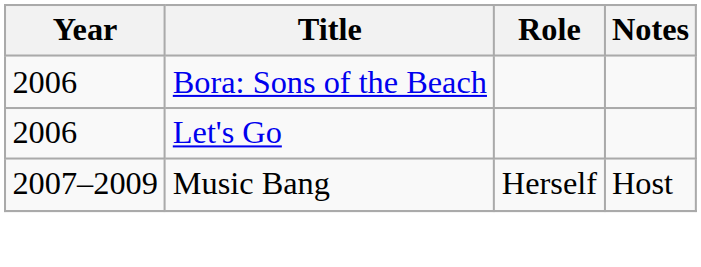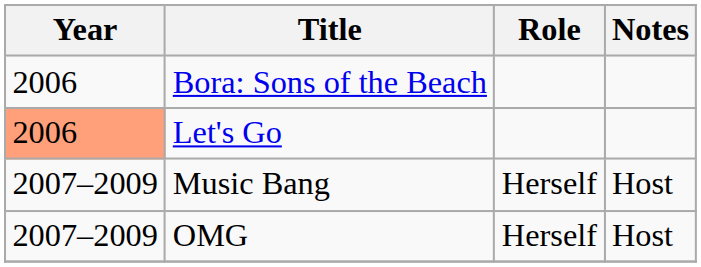(45, 132) no background -> (45, 132) lightsalmon background
+ row: (211, 235)
